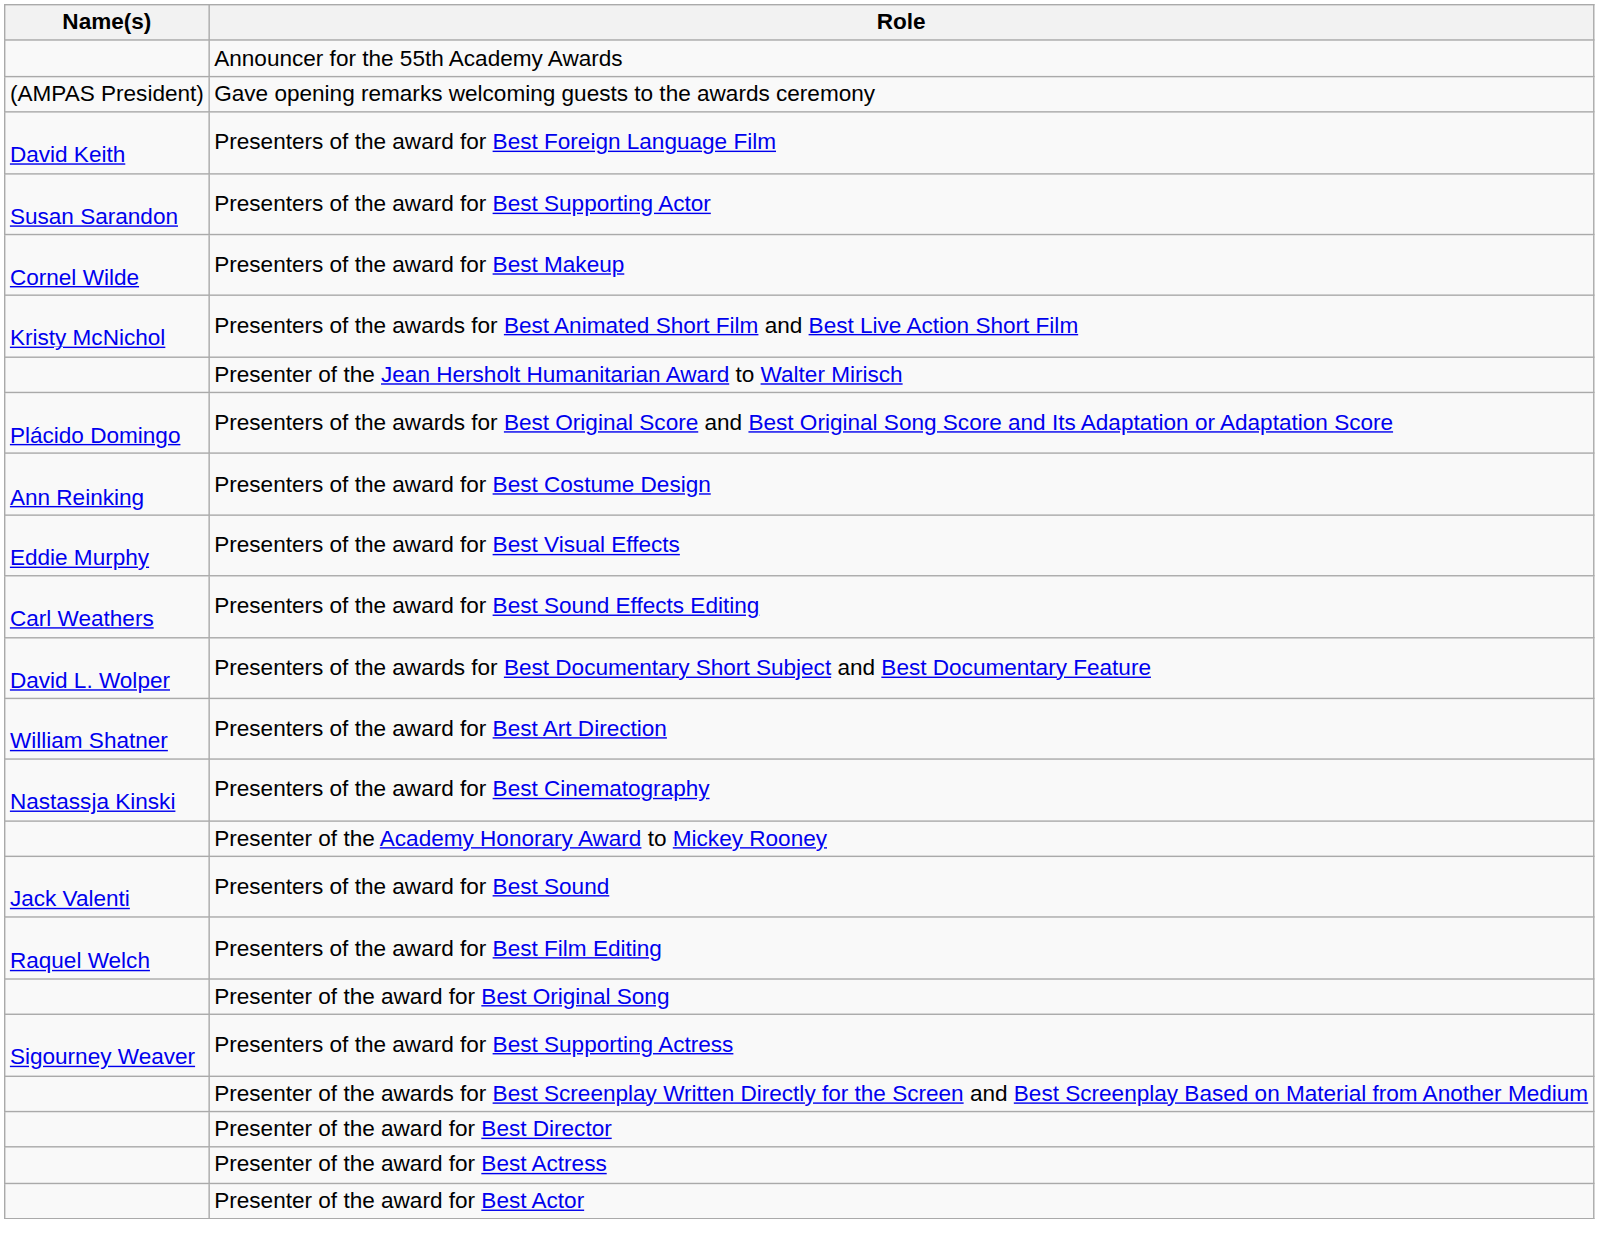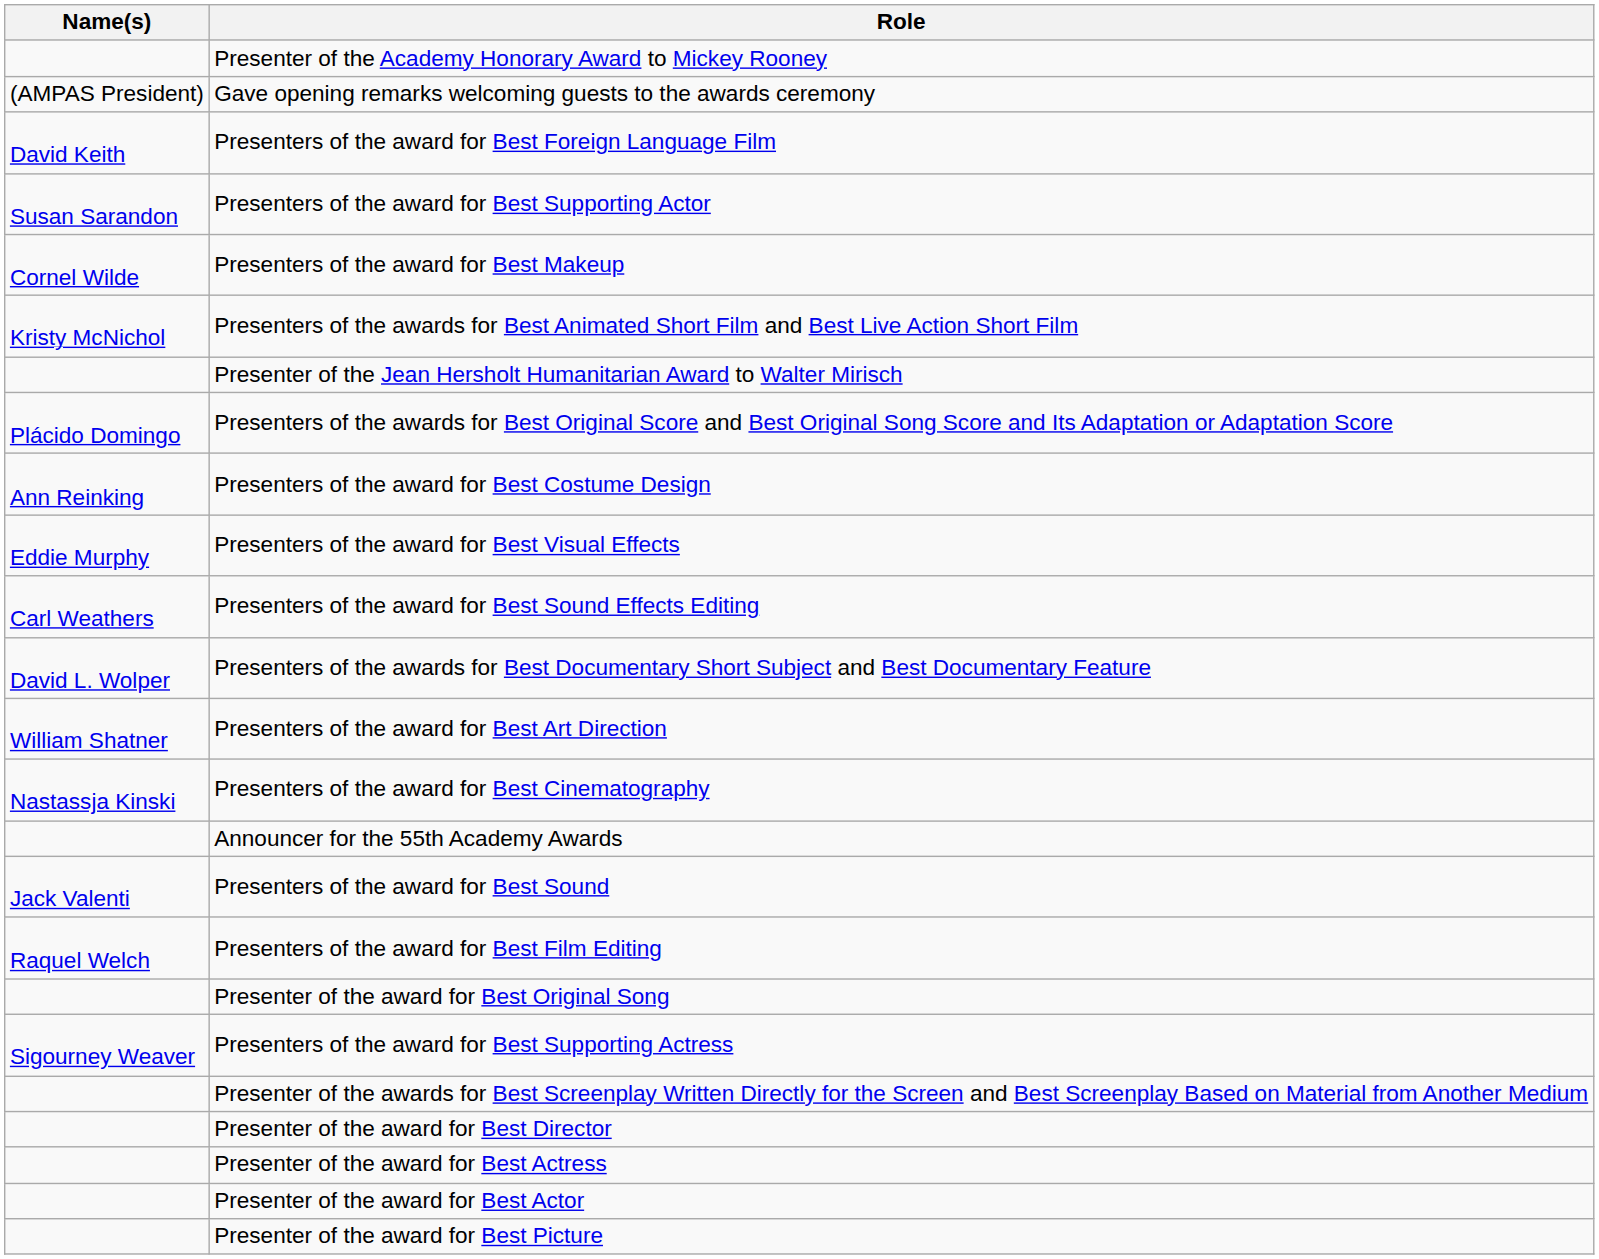rows swapped: (418, 58) <-> (521, 838)
+ row: (409, 1236)
